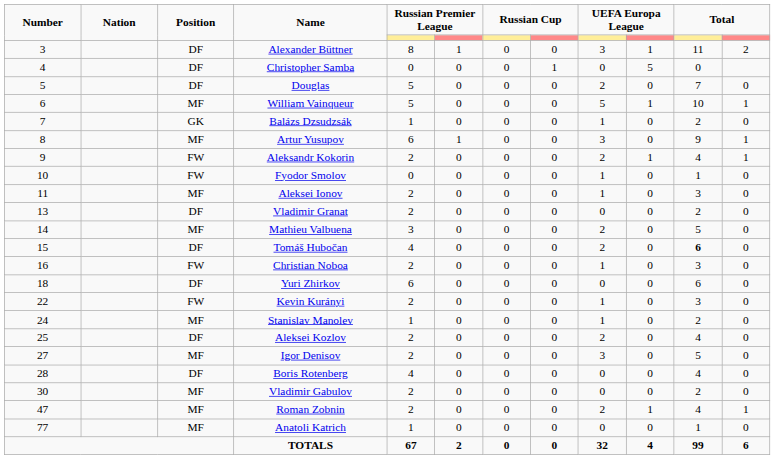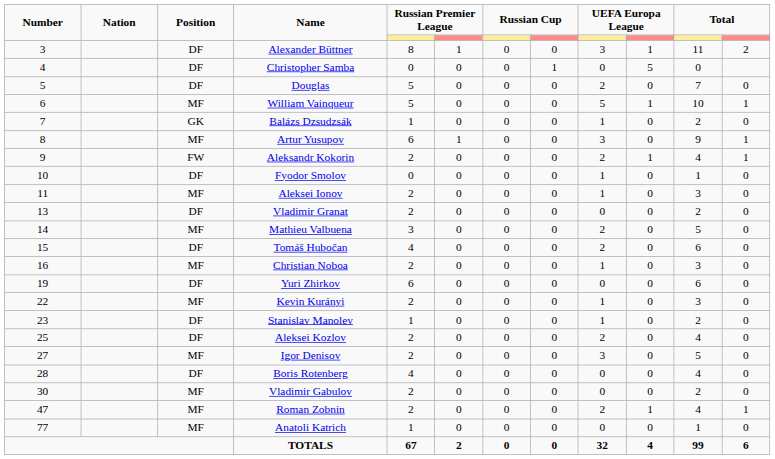(196, 175) FW -> (196, 175) DF
(698, 247) bold -> (698, 247) normal
(196, 265) FW -> (196, 265) MF
(43, 283) 18 -> (43, 283) 19
(196, 301) FW -> (196, 301) MF
(43, 319) 24 -> (43, 319) 23
(196, 319) MF -> (196, 319) DF
